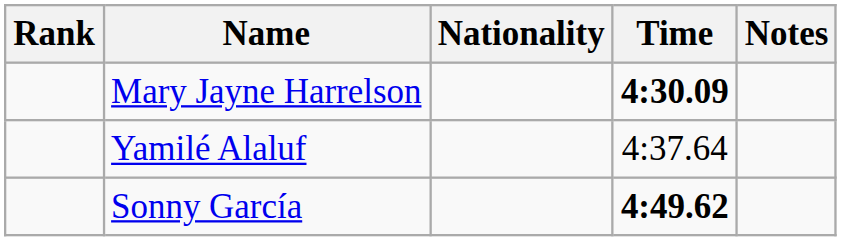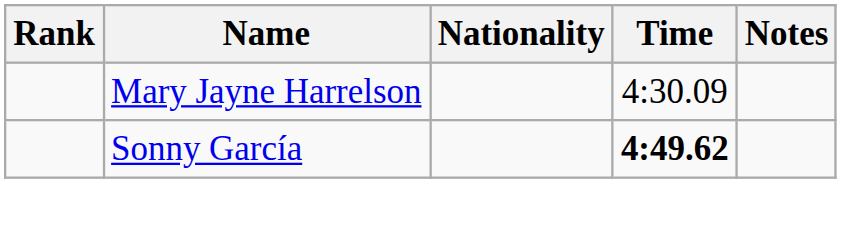(675, 91) bold -> (675, 91) normal
- row: (209, 148)
